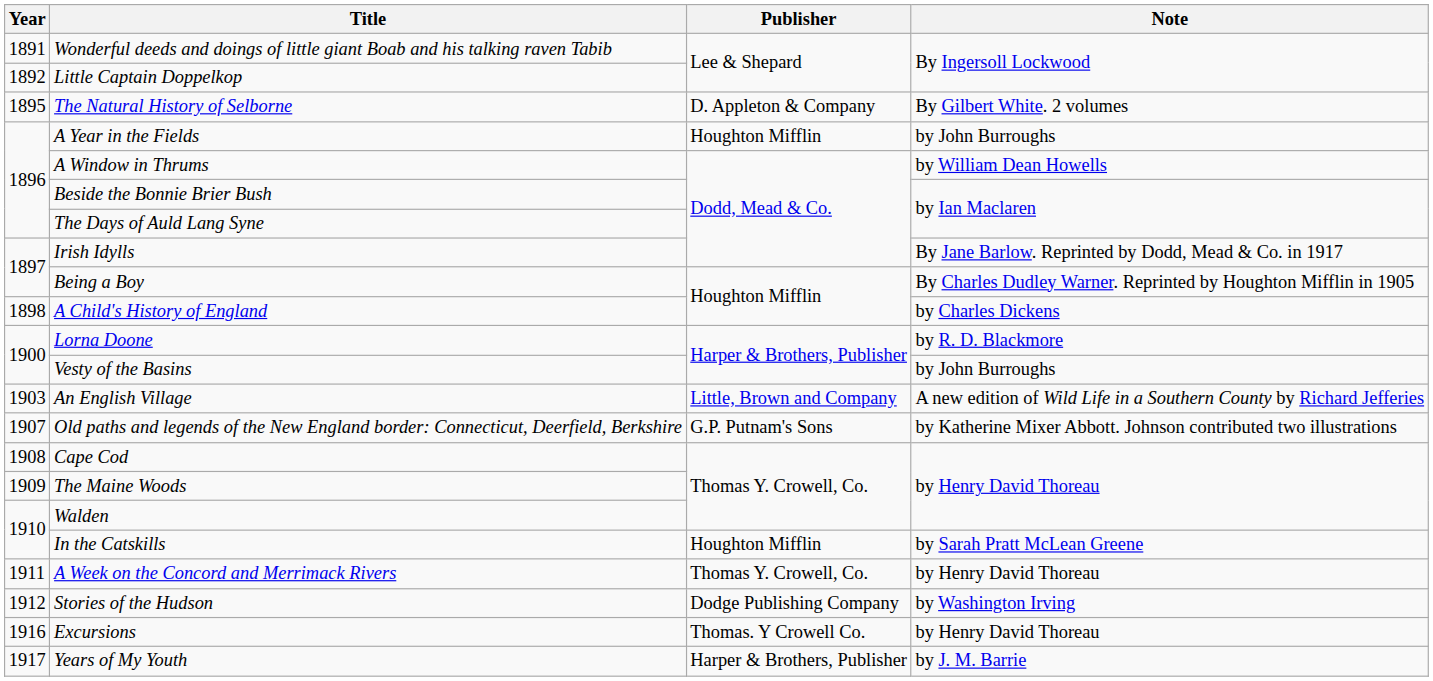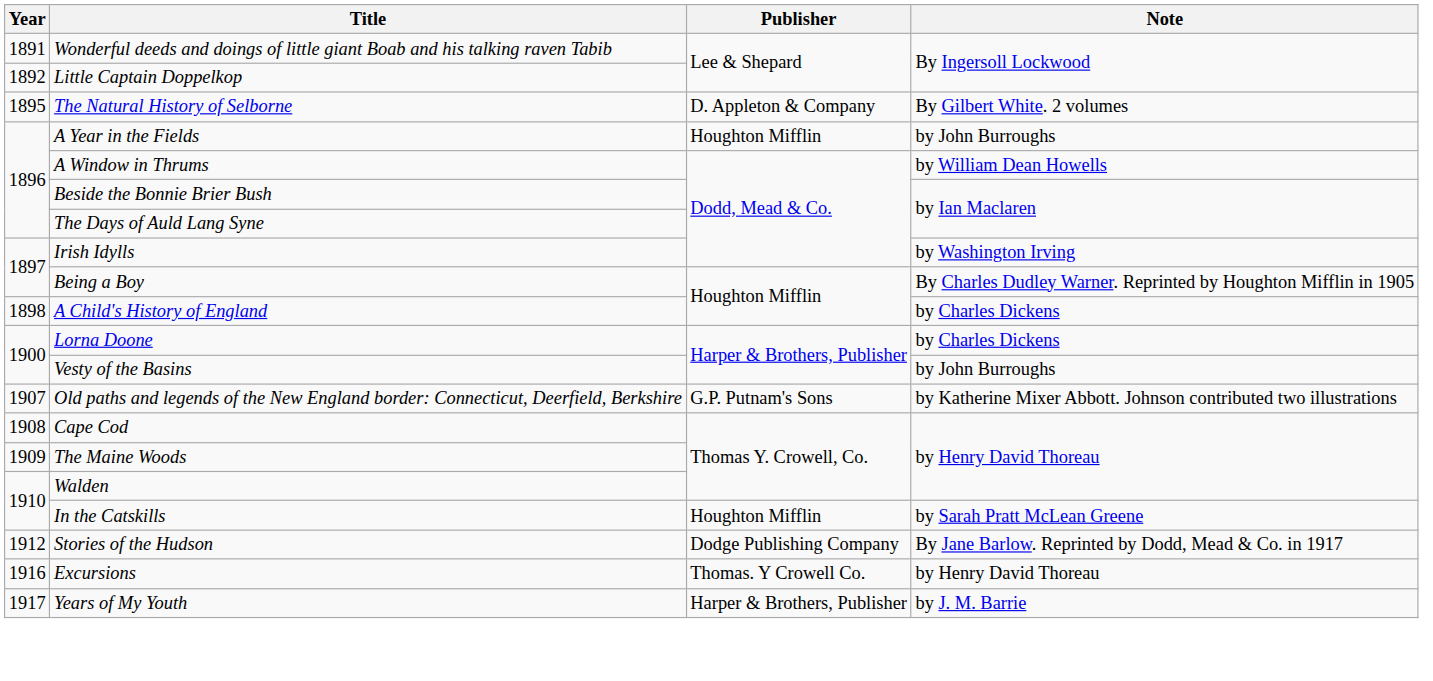(1129, 252) By Jane Barlow. Reprinted by Dodd, Mead & Co. in 1917 -> (995, 252) by Washington Irving
(989, 340) by R. D. Blackmore -> (988, 340) by Charles Dickens
- row: (123, 398)
- row: (225, 573)
(995, 602) by Washington Irving -> (1129, 544) By Jane Barlow. Reprinted by Dodd, Mead & Co. in 1917
